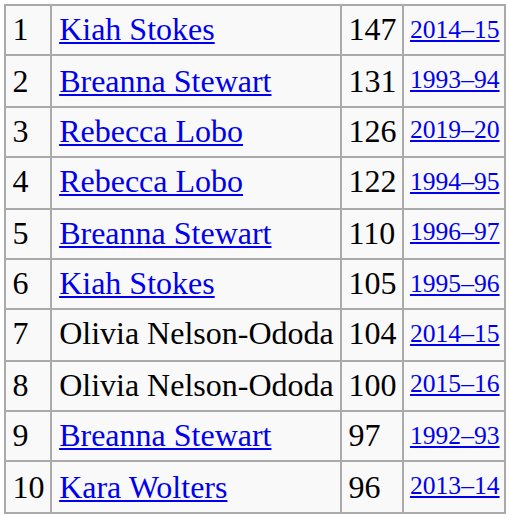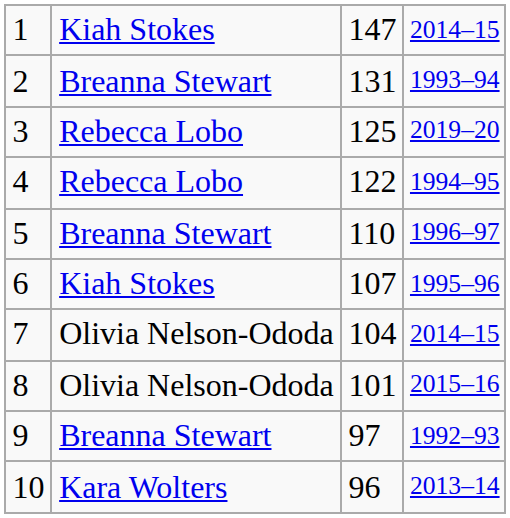(372, 131) 126 -> (372, 131) 125
(372, 283) 105 -> (372, 283) 107
(372, 385) 100 -> (372, 385) 101
